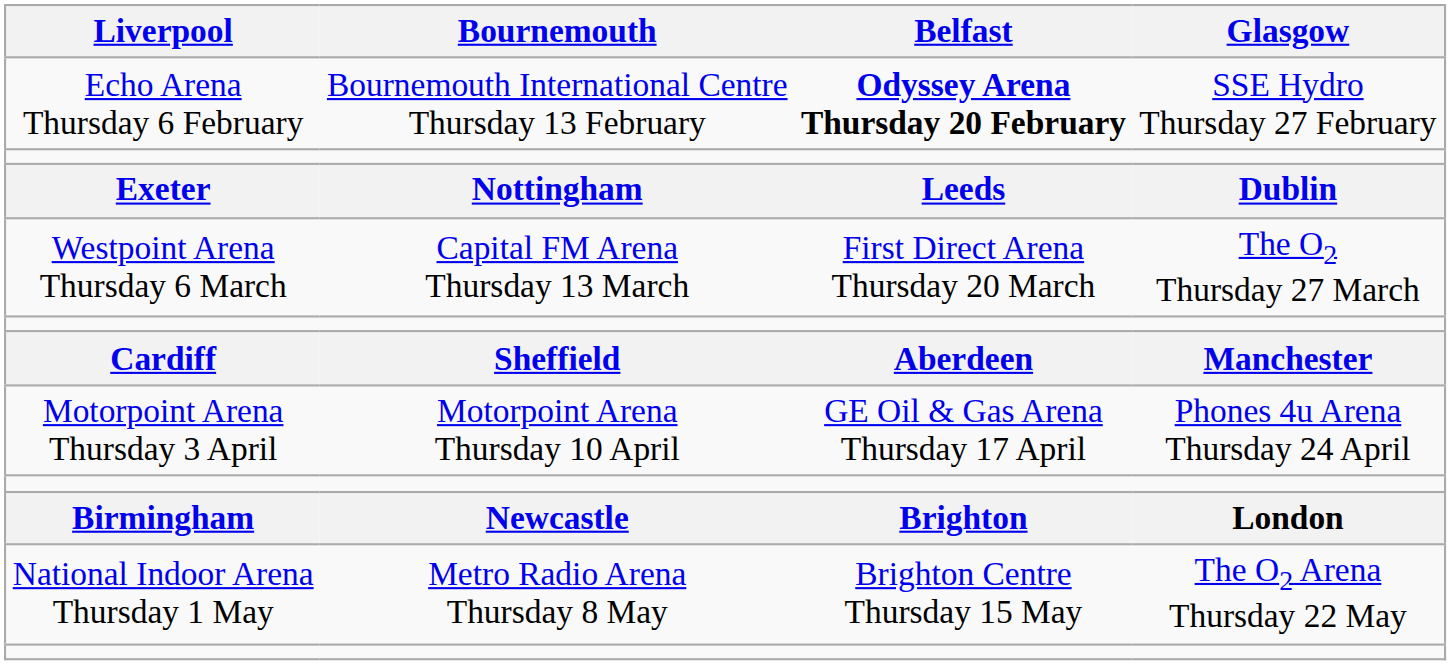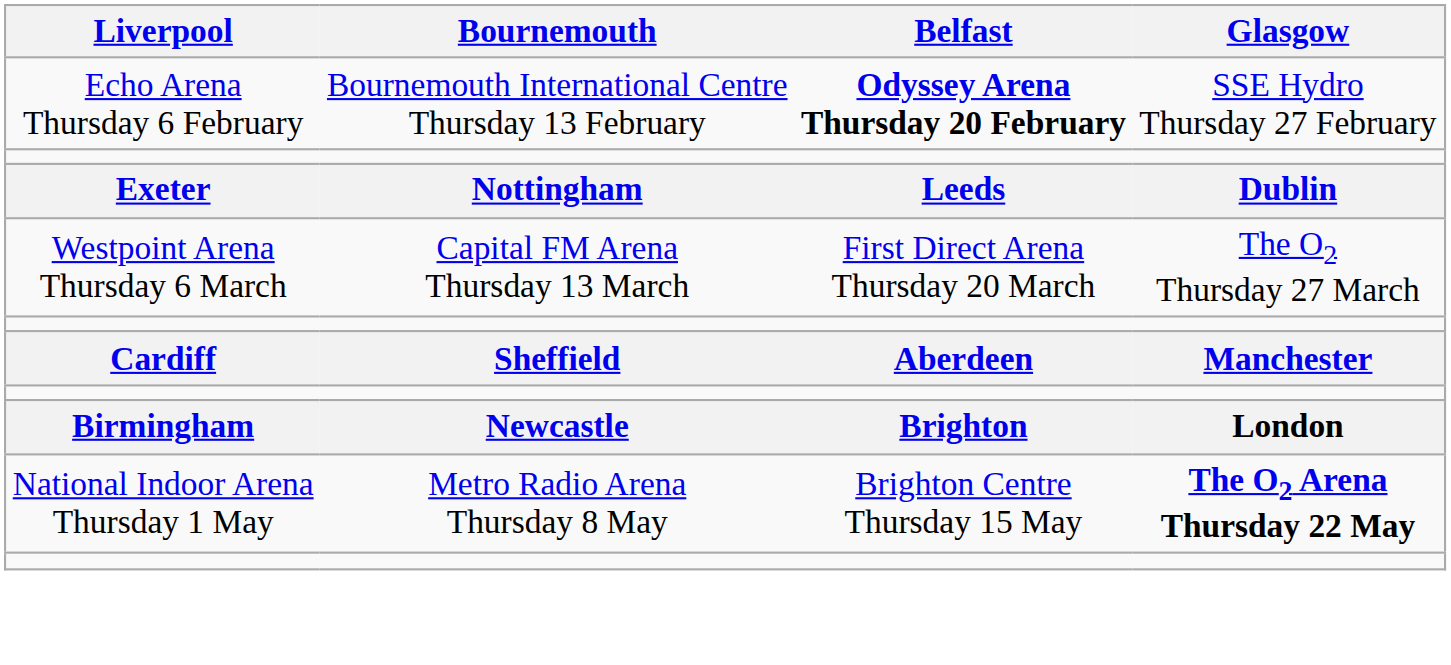- row: (163, 429)
(1288, 593) normal -> (1288, 502) bold
